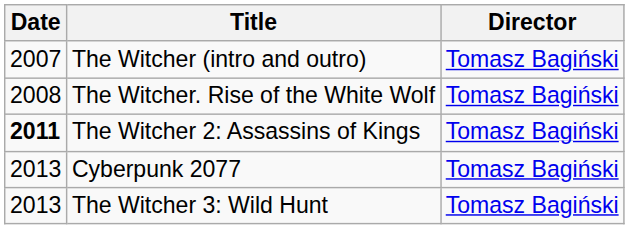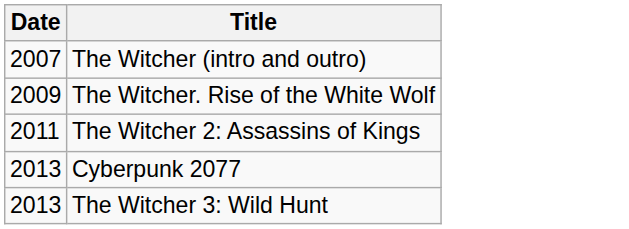- column: (532, 22)
(36, 95) 2008 -> (36, 95) 2009
(35, 132) bold -> (35, 132) normal
